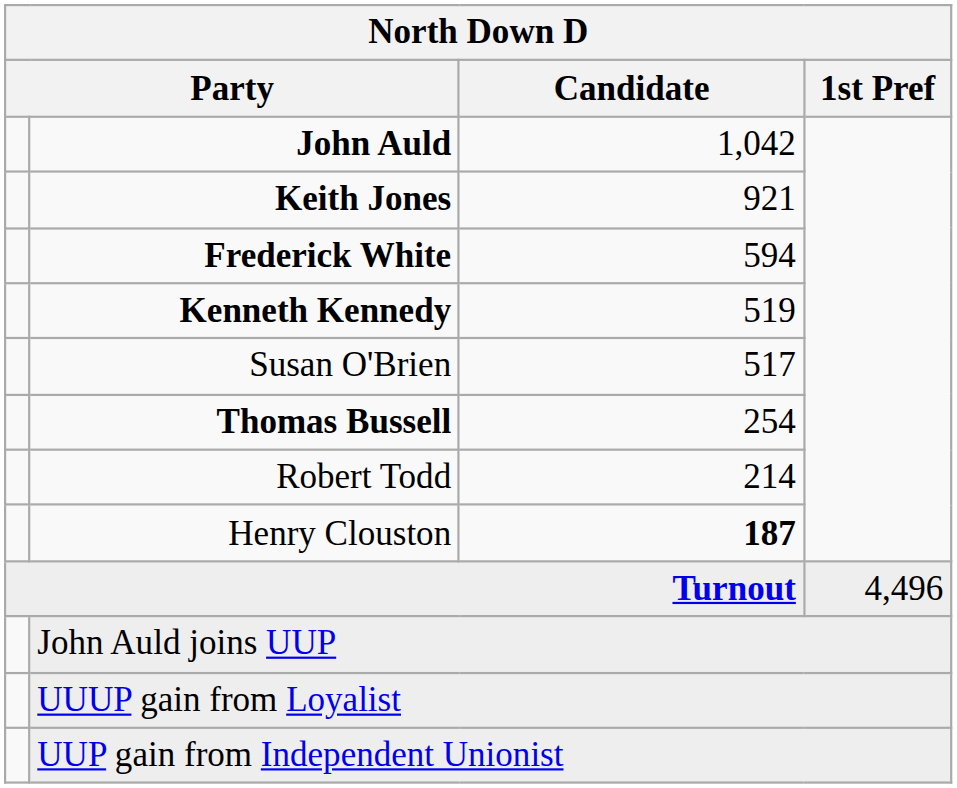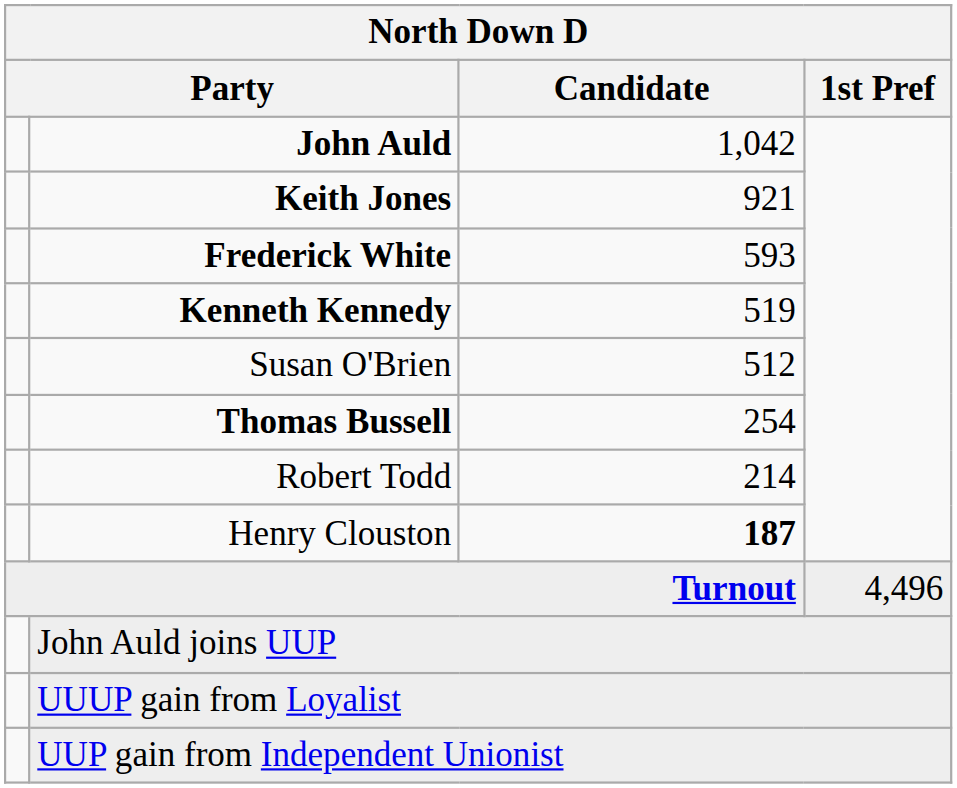(770, 254) 594 -> (770, 254) 593
(770, 365) 517 -> (770, 365) 512
